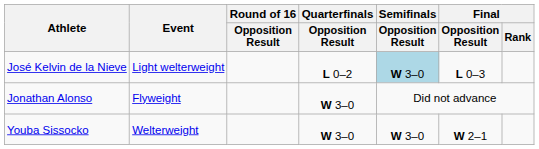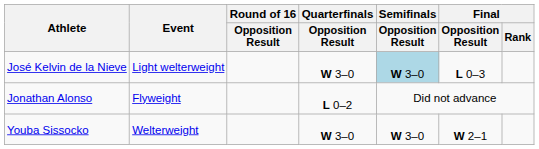(337, 74) L 0–2 -> (337, 74) W 3–0
(337, 105) W 3–0 -> (337, 105) L 0–2
